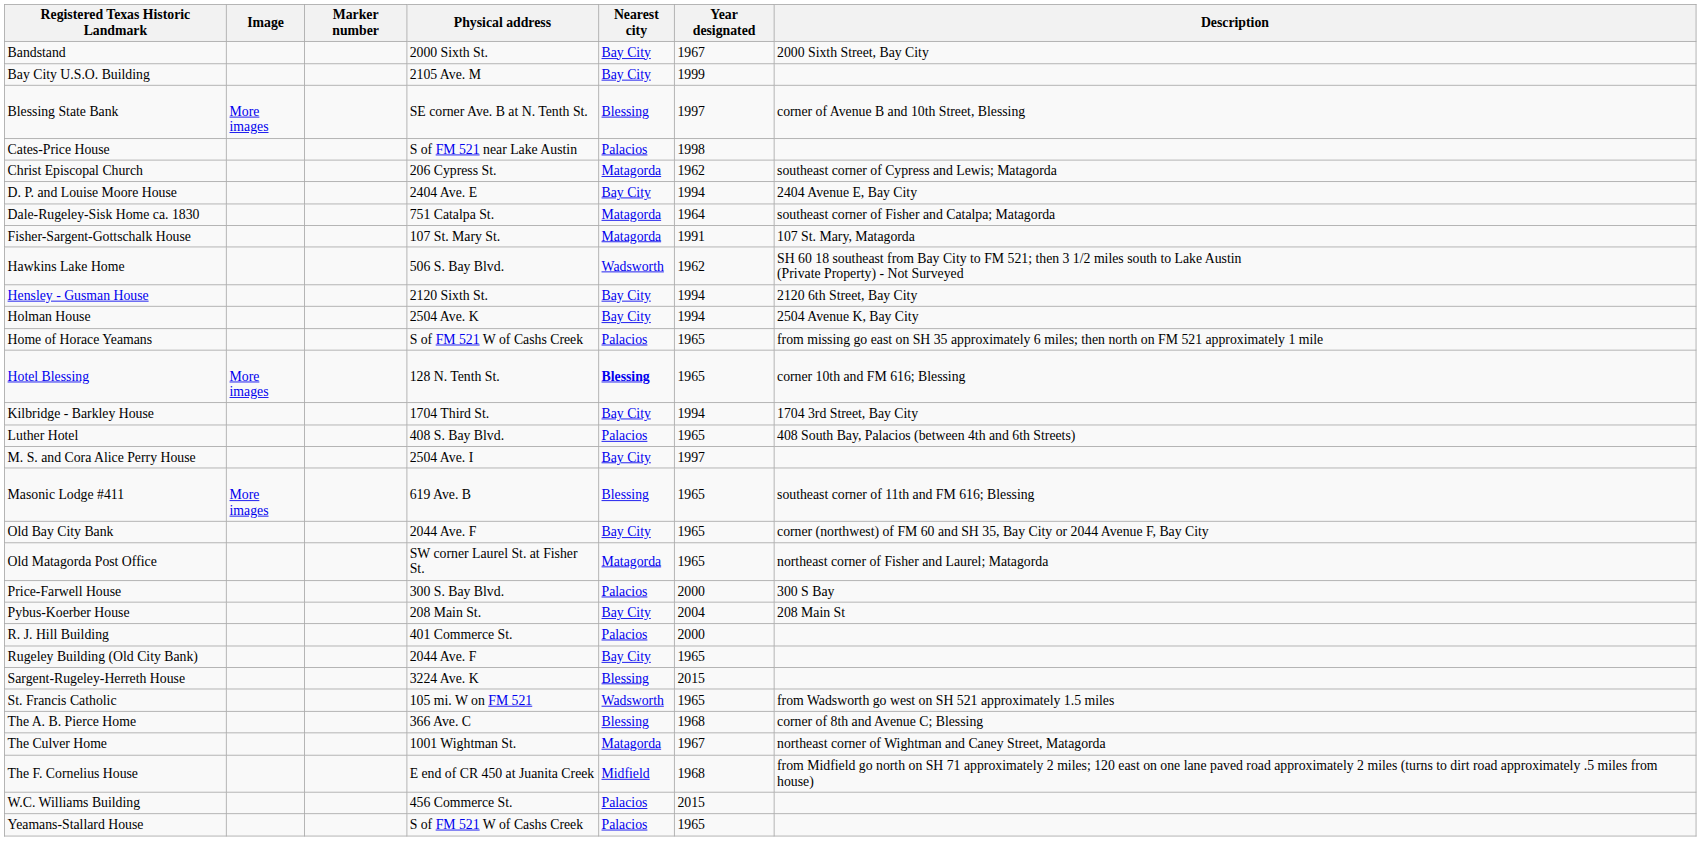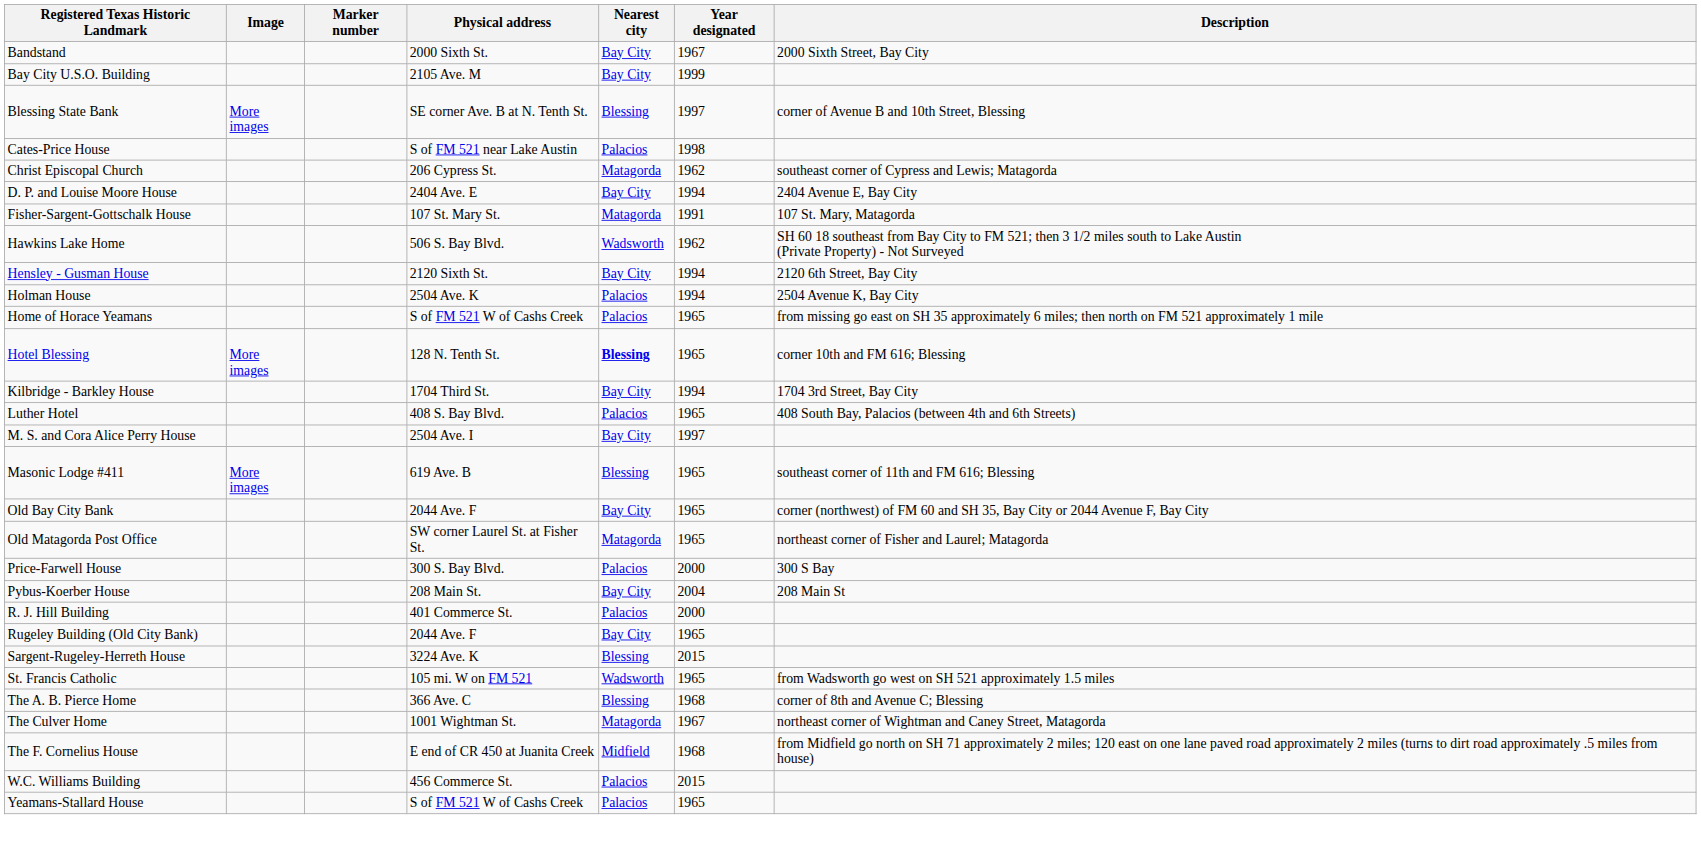- row: (104, 214)
(626, 317) Bay City -> (624, 295) Palacios
